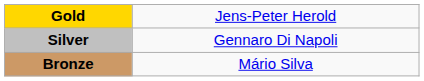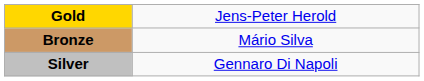rows swapped: (68, 40) <-> (68, 64)
